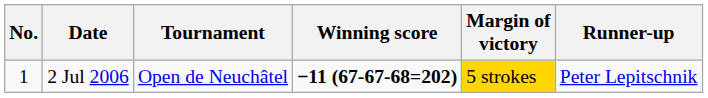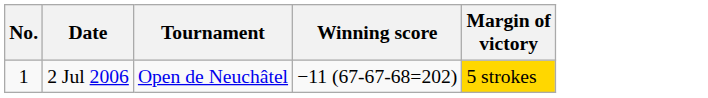- column: (629, 32)
(377, 76) bold -> (377, 76) normal
